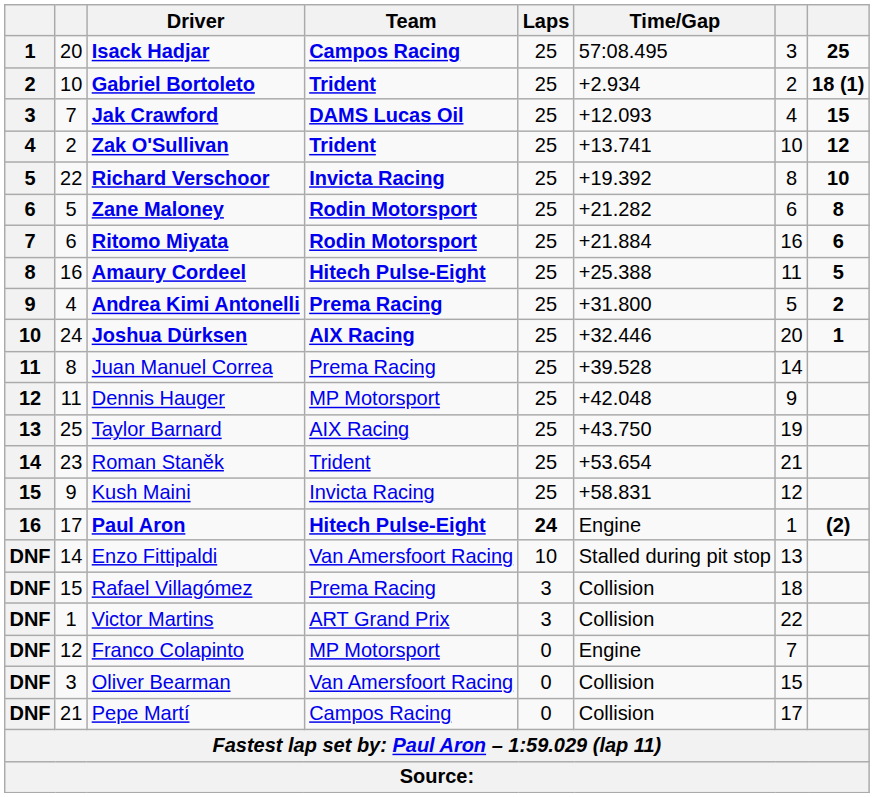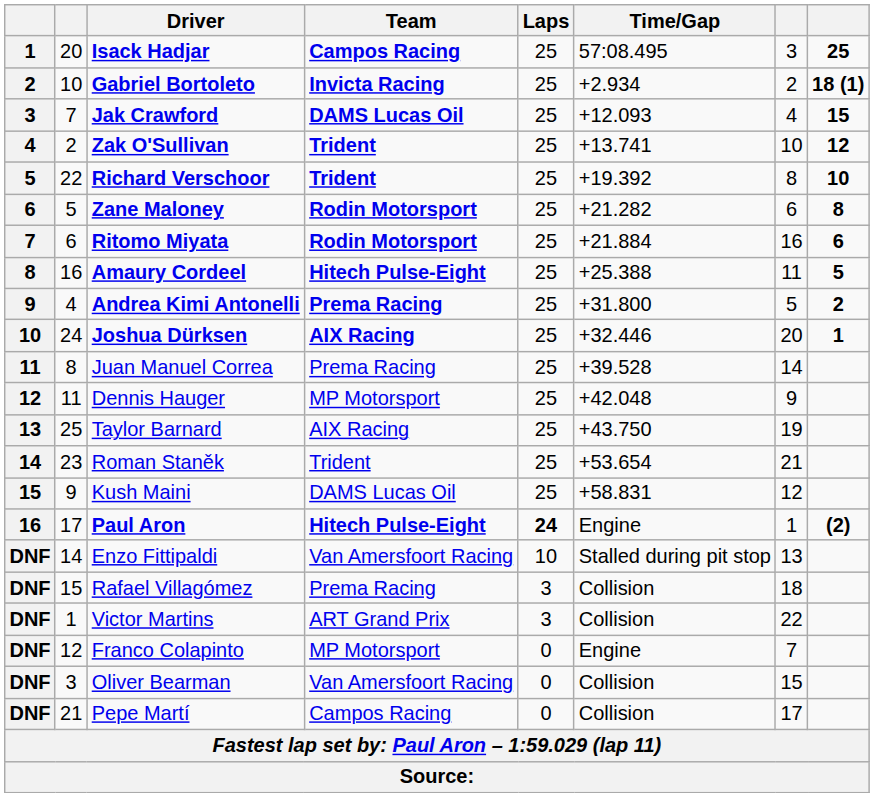(343, 83) Trident -> (377, 83) Invicta Racing
(377, 178) Invicta Racing -> (343, 178) Trident
(372, 493) Invicta Racing -> (382, 493) DAMS Lucas Oil
